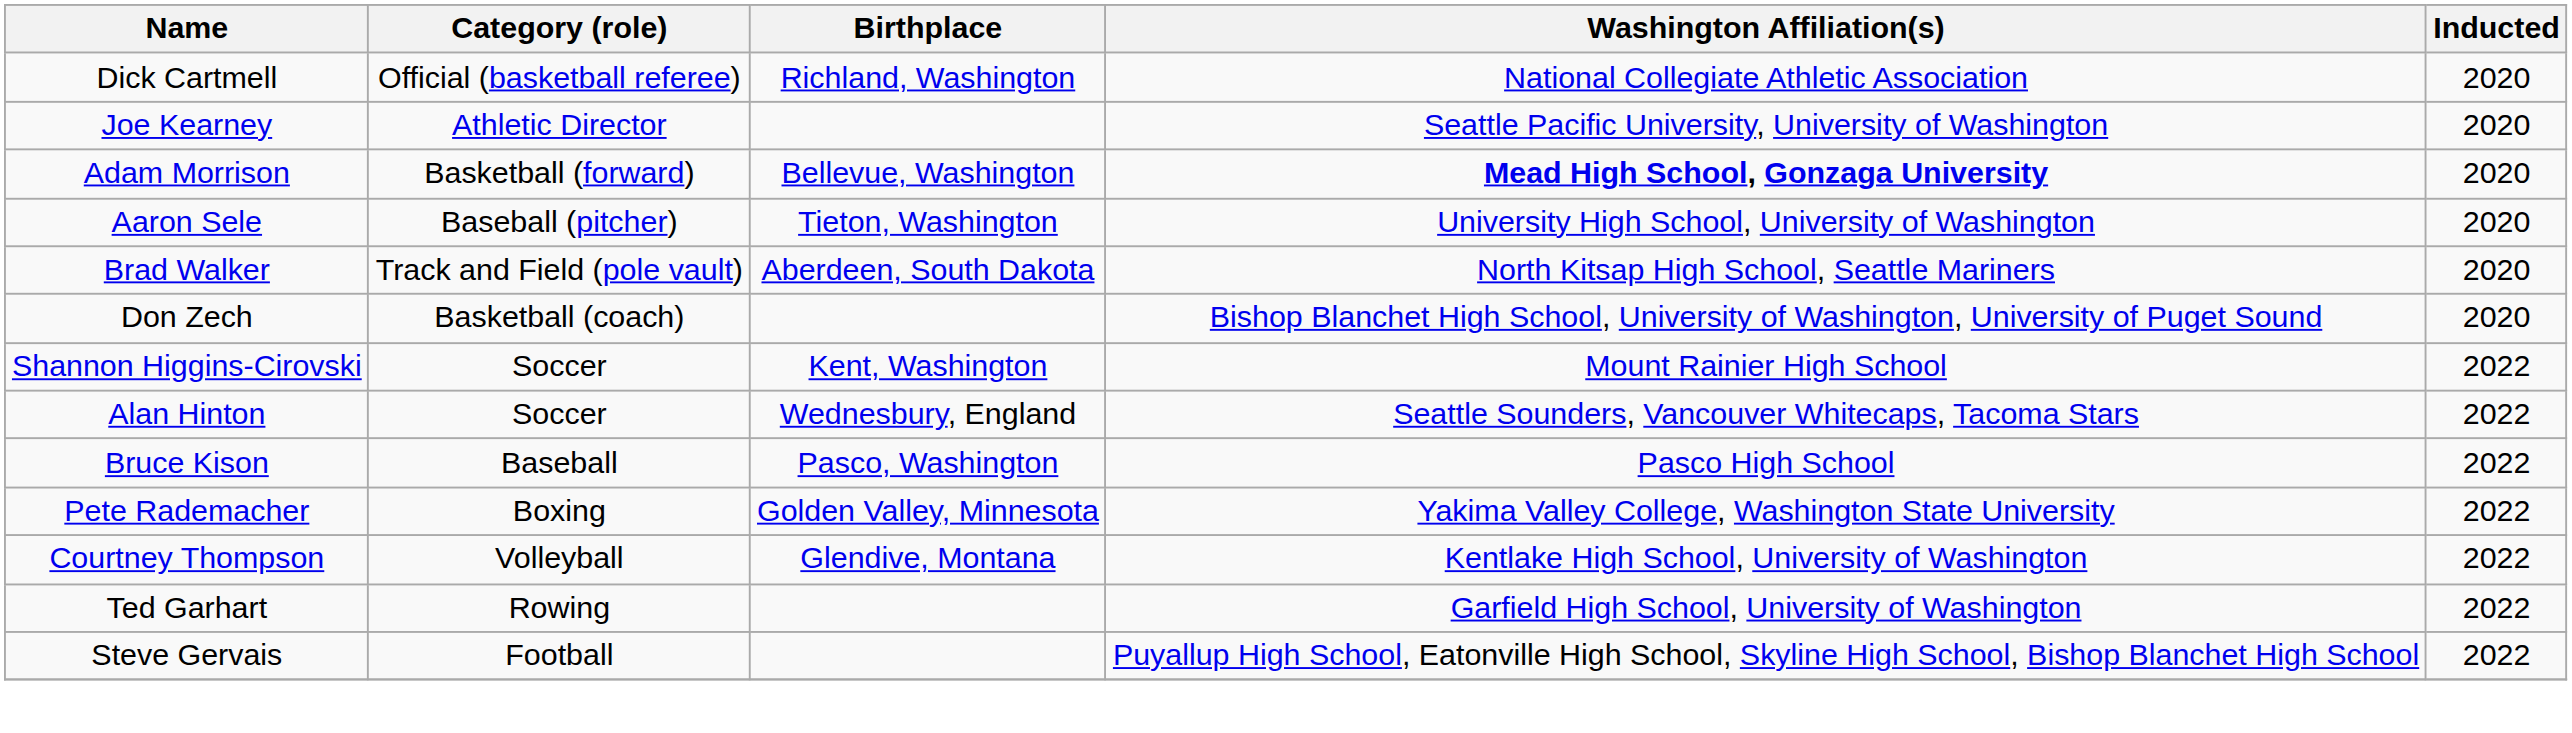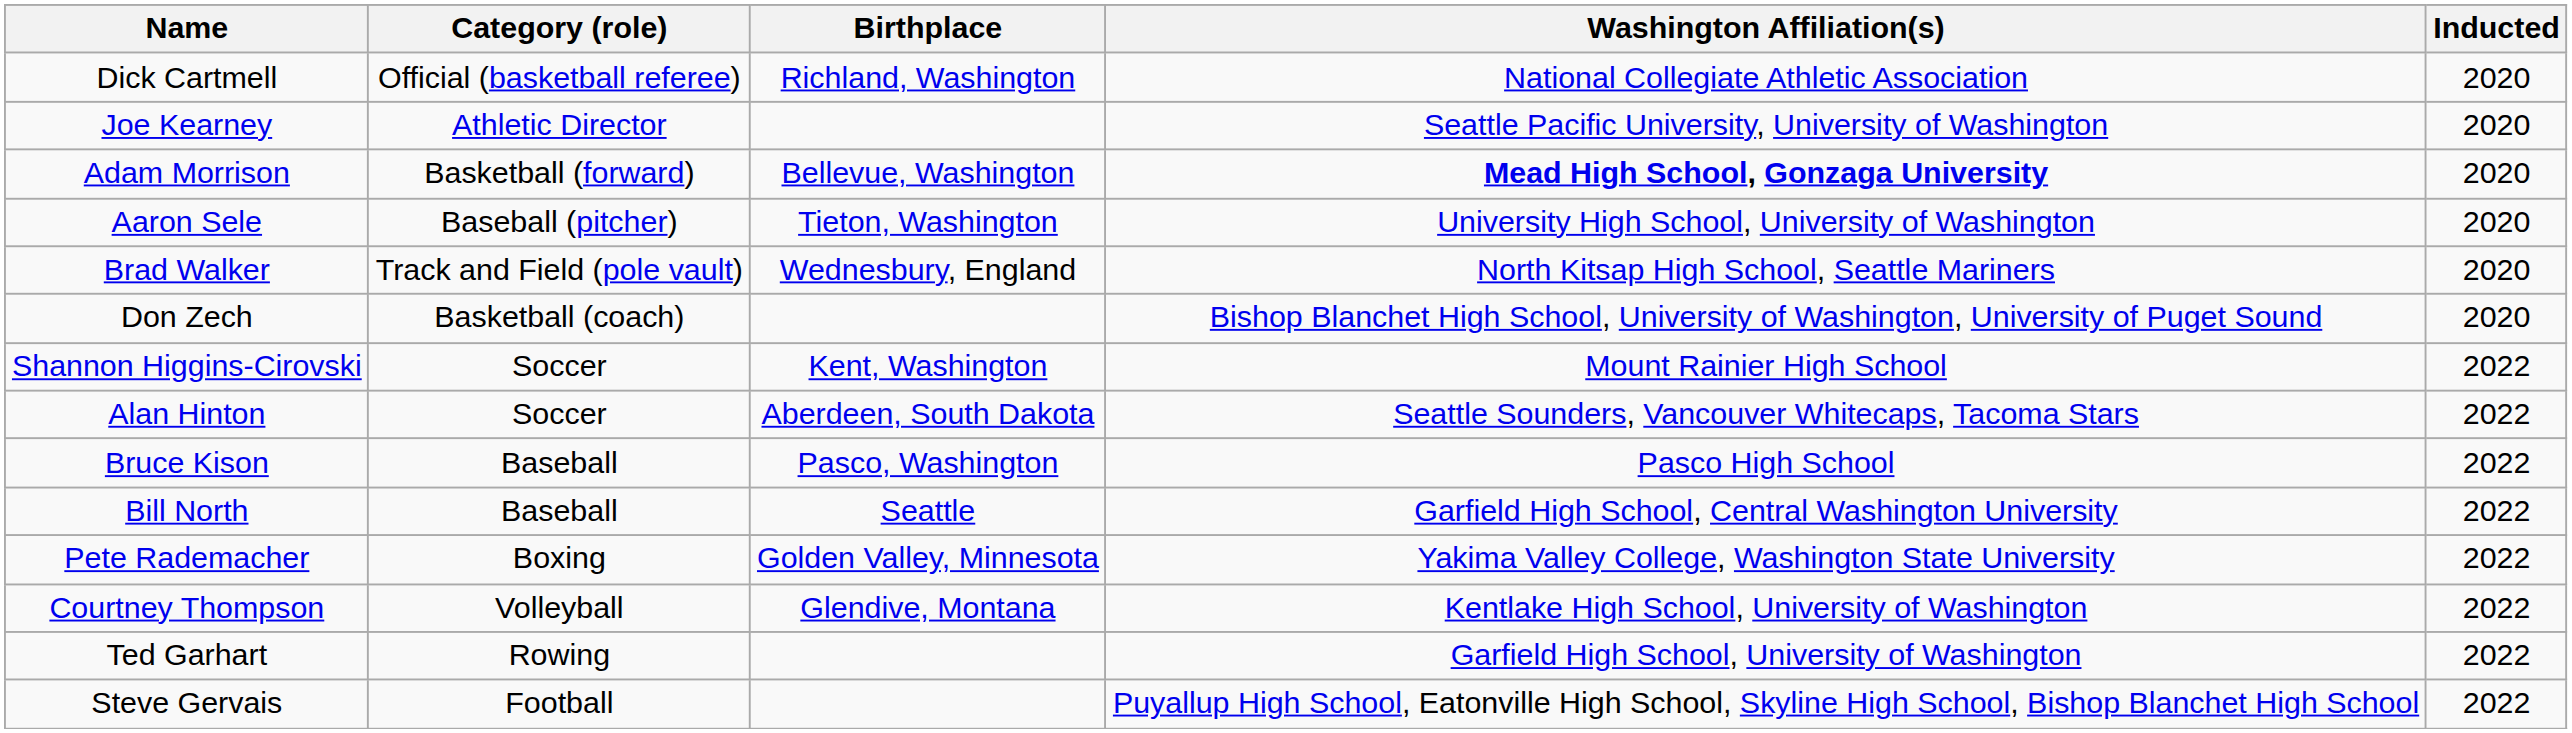(928, 269) Aberdeen, South Dakota -> (928, 269) Wednesbury, England
(928, 414) Wednesbury, England -> (928, 414) Aberdeen, South Dakota
+ row: (187, 510)
